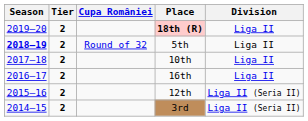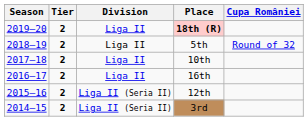columns swapped: (254, 12) <-> (116, 12)
(27, 44) bold -> (27, 44) normal
